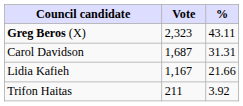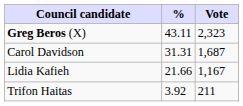columns swapped: (184, 14) <-> (222, 14)
